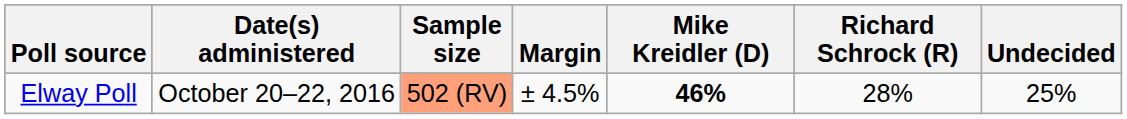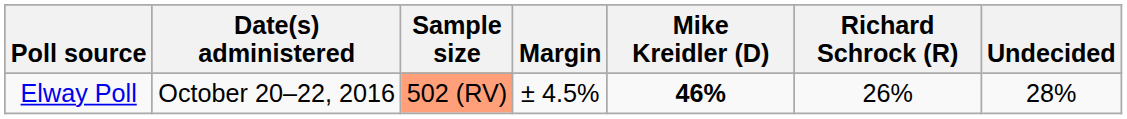(888, 93) 28% -> (888, 93) 26%
(1051, 93) 25% -> (1051, 93) 28%
